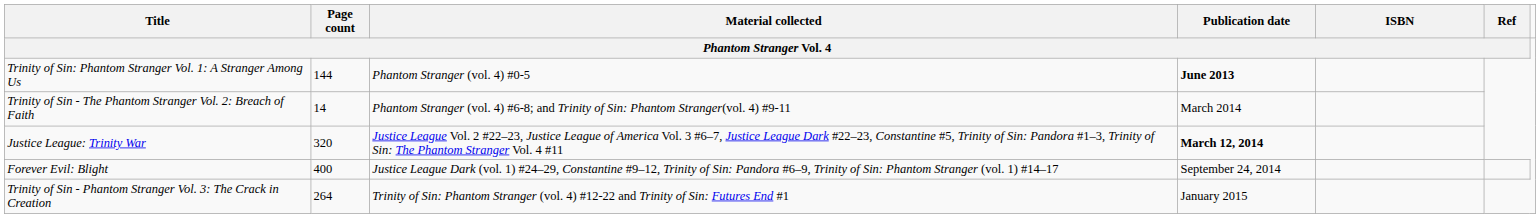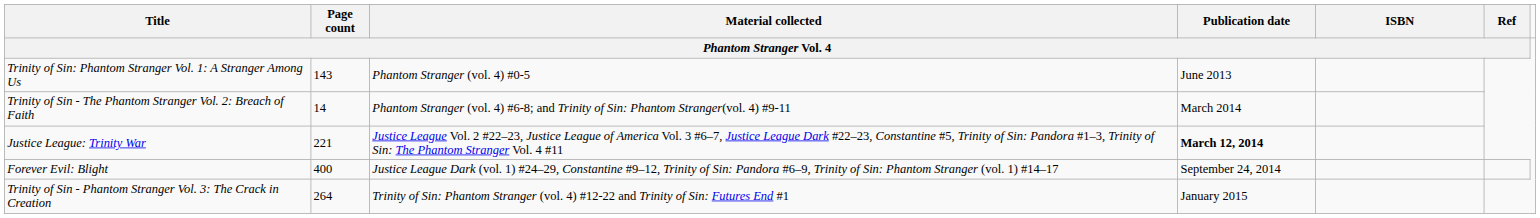(323, 75) 144 -> (323, 75) 143
(1207, 75) bold -> (1206, 75) normal
(323, 142) 320 -> (323, 142) 221
